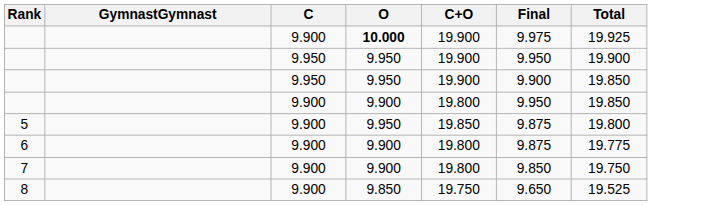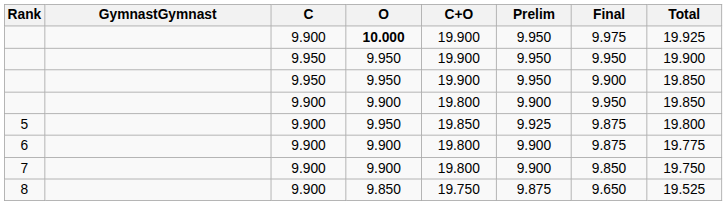+ column: (534, 15)
